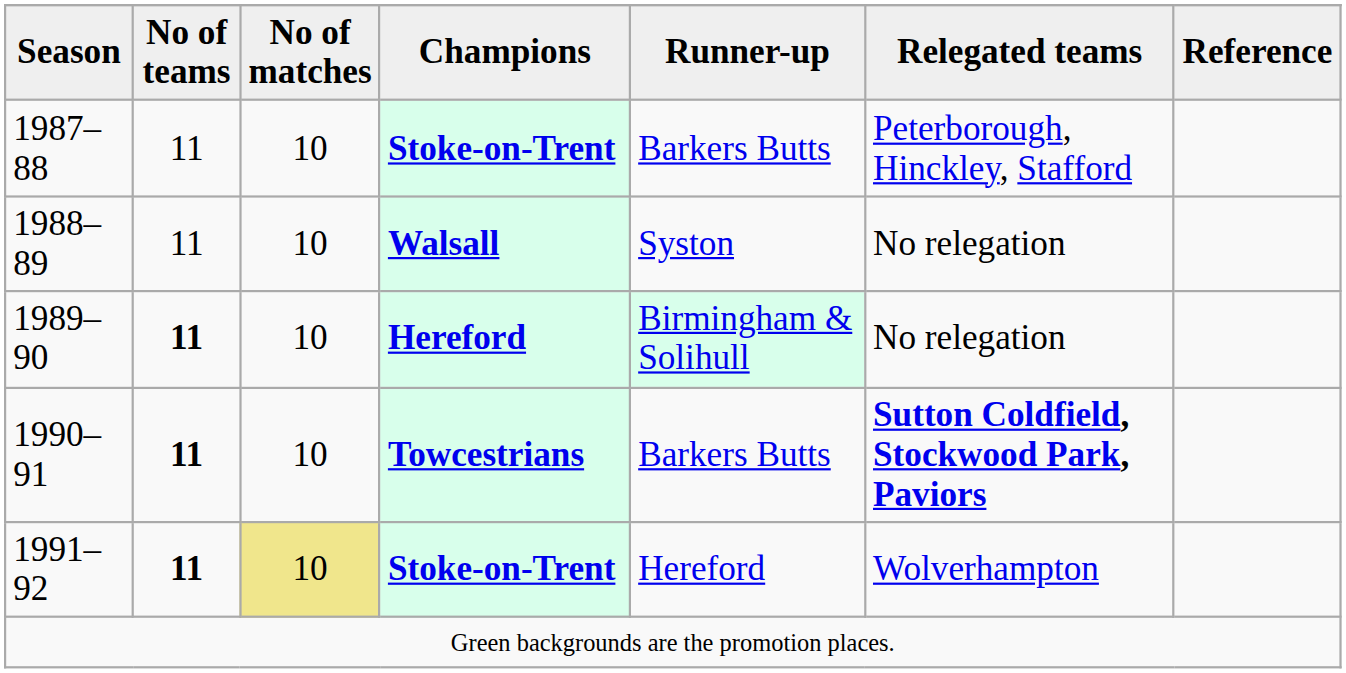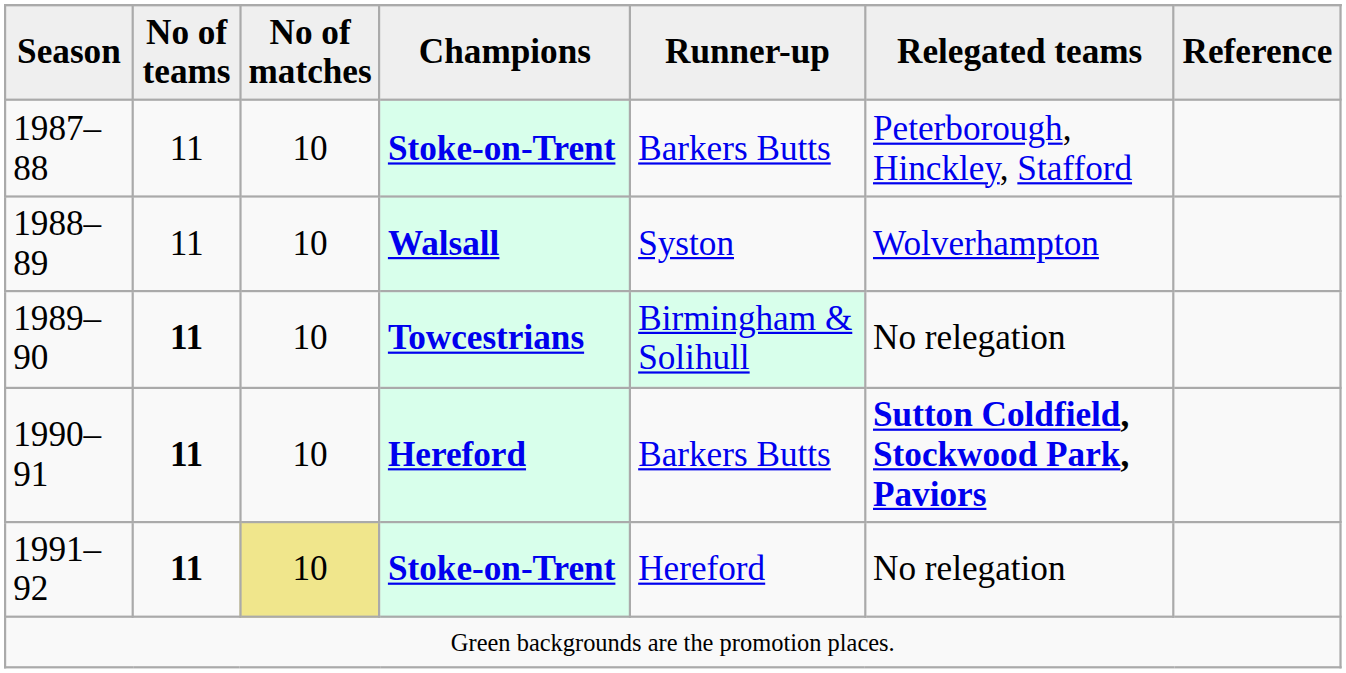(969, 243) No relegation -> (986, 243) Wolverhampton
(457, 338) Hereford -> (486, 338) Towcestrians
(486, 453) Towcestrians -> (457, 453) Hereford
(986, 568) Wolverhampton -> (969, 568) No relegation
